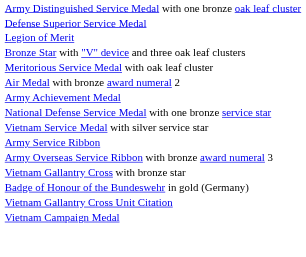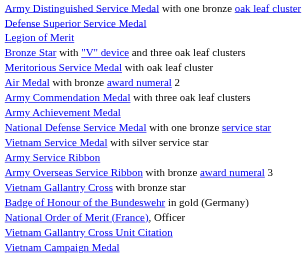+ row: (128, 98)
+ row: (95, 217)
